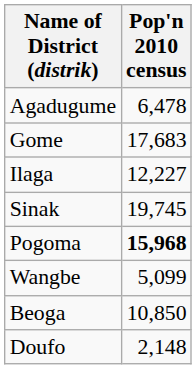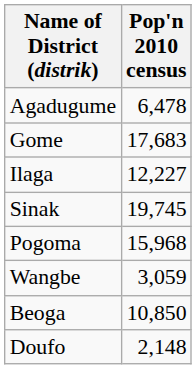(157, 243) bold -> (157, 243) normal
(162, 277) 5,099 -> (162, 277) 3,059
